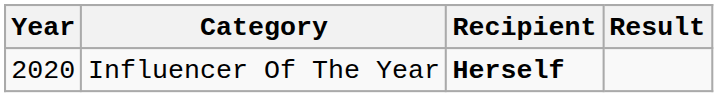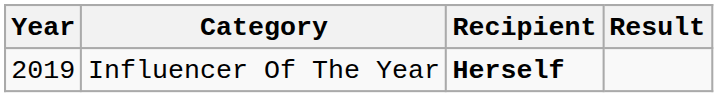(43, 70) 2020 -> (43, 70) 2019
